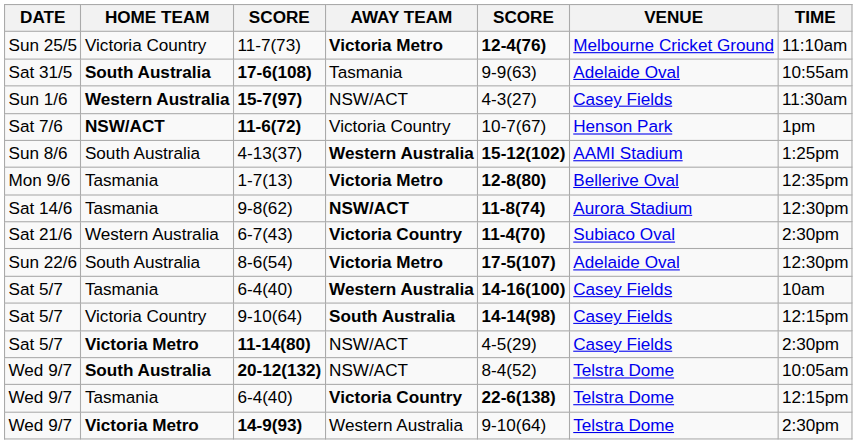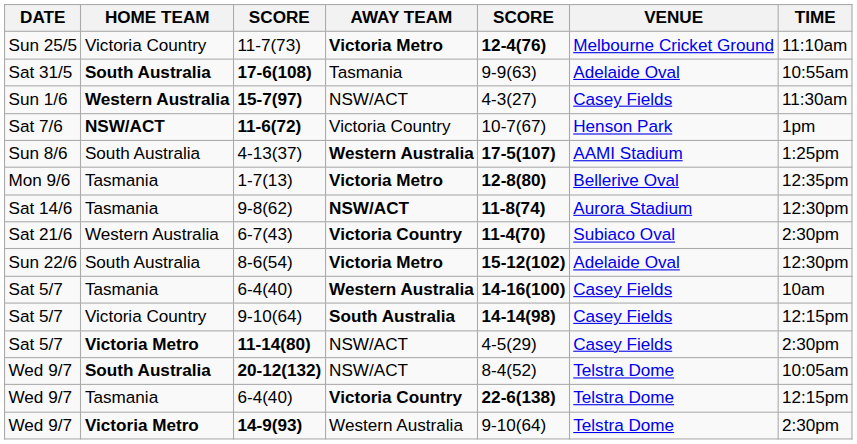(523, 153) 15-12(102) -> (519, 153) 17-5(107)
(519, 262) 17-5(107) -> (523, 262) 15-12(102)
